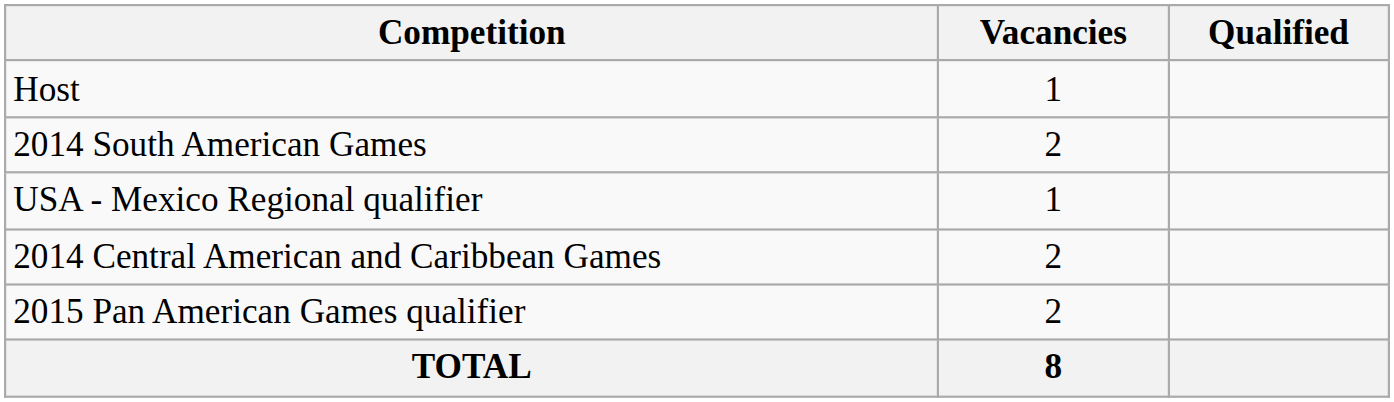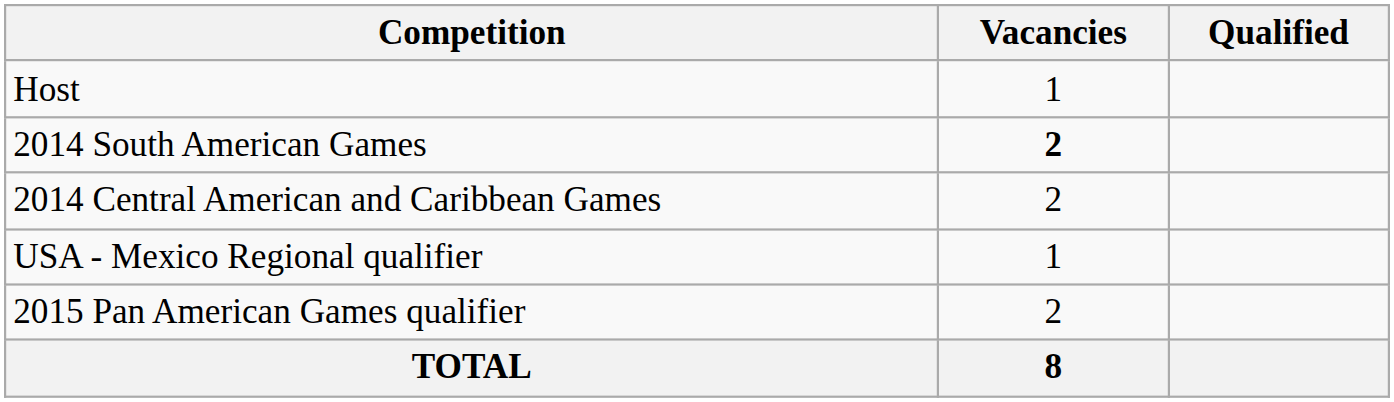(1053, 144) normal -> (1053, 144) bold
rows swapped: (248, 199) <-> (337, 255)
